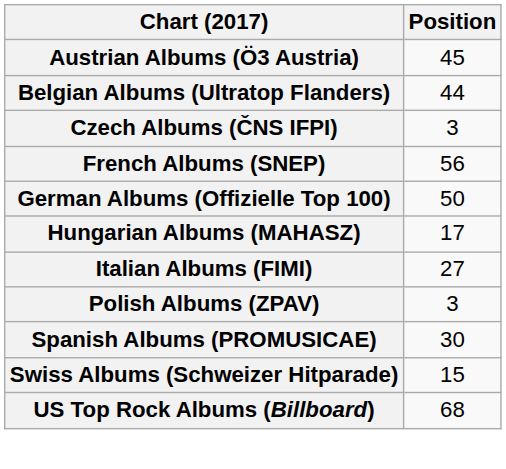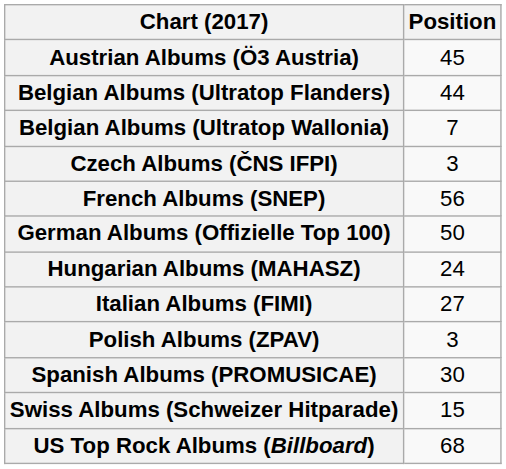+ row: (204, 127)
(452, 233) 17 -> (452, 269) 24
